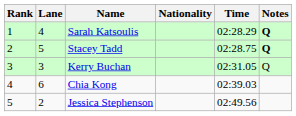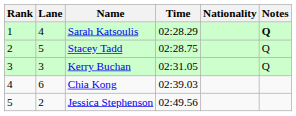columns swapped: (185, 13) <-> (237, 13)
(266, 48) bold -> (266, 48) normal
